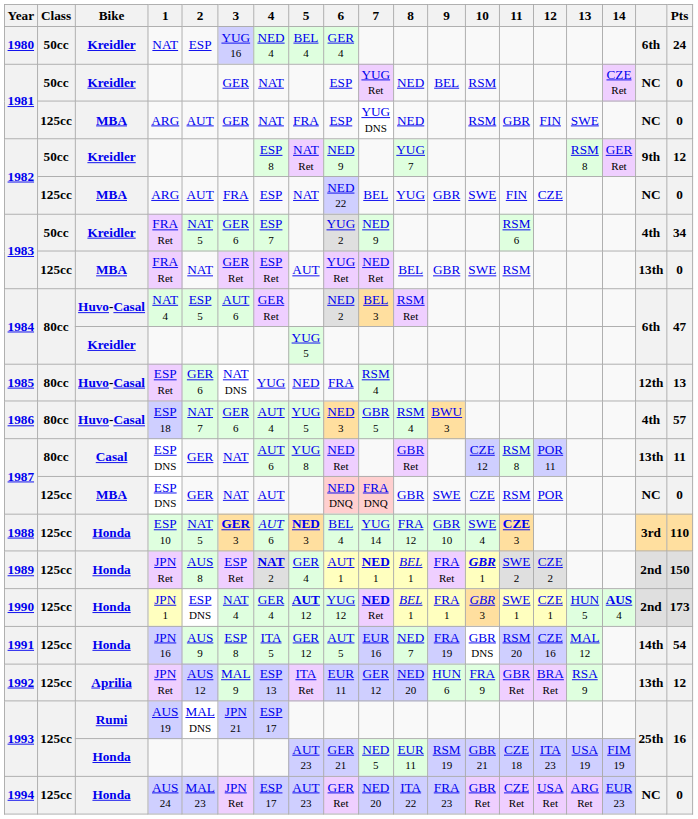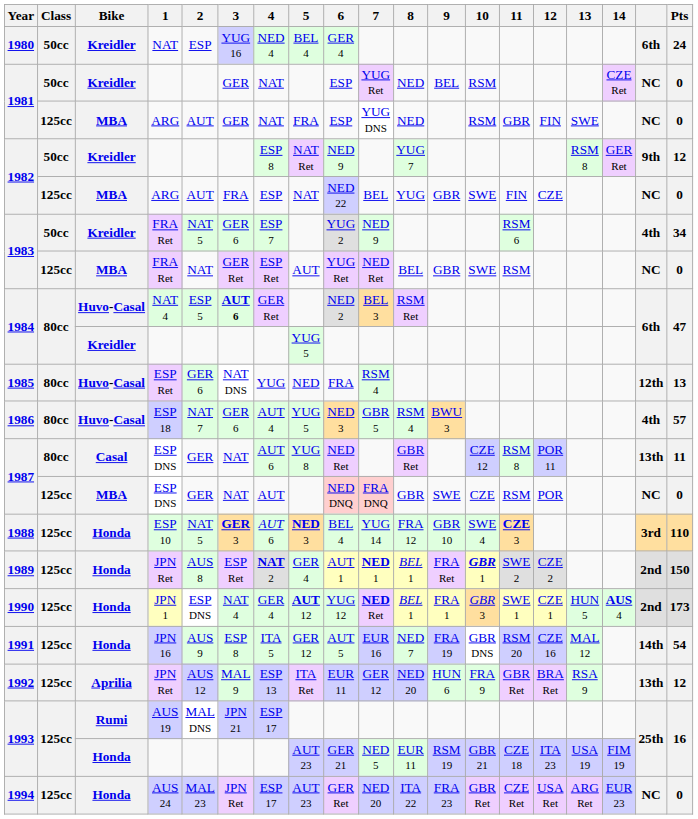(651, 270) 13th -> (651, 270) NC
(236, 307) normal -> (236, 307) bold
